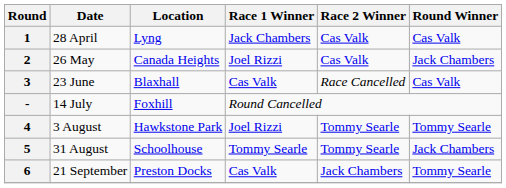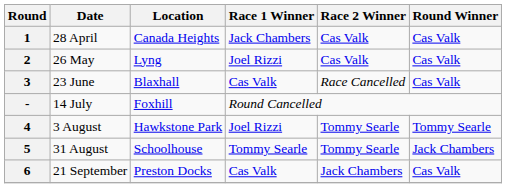(148, 37) Lyng -> (176, 37) Canada Heights
(176, 59) Canada Heights -> (148, 59) Lyng
(453, 59) Jack Chambers -> (436, 59) Cas Valk
(452, 170) Tommy Searle -> (436, 170) Cas Valk
